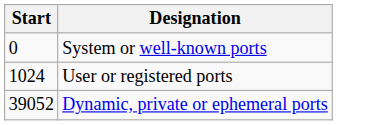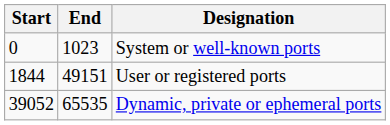+ column: (85, 18)
(27, 76) 1024 -> (27, 76) 1844
